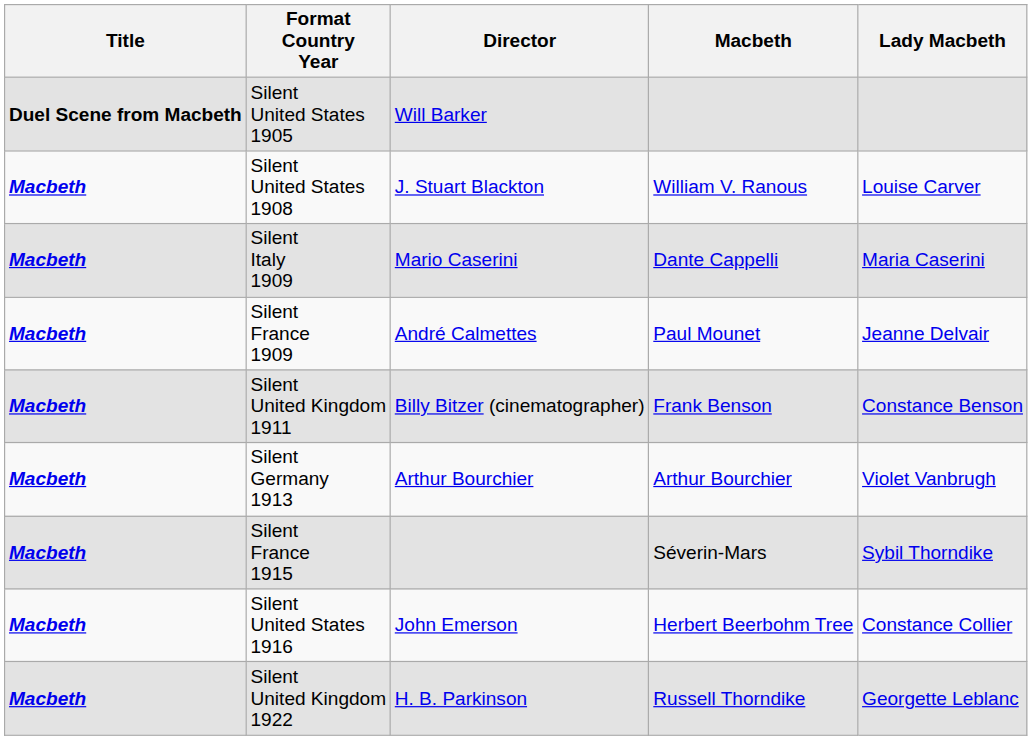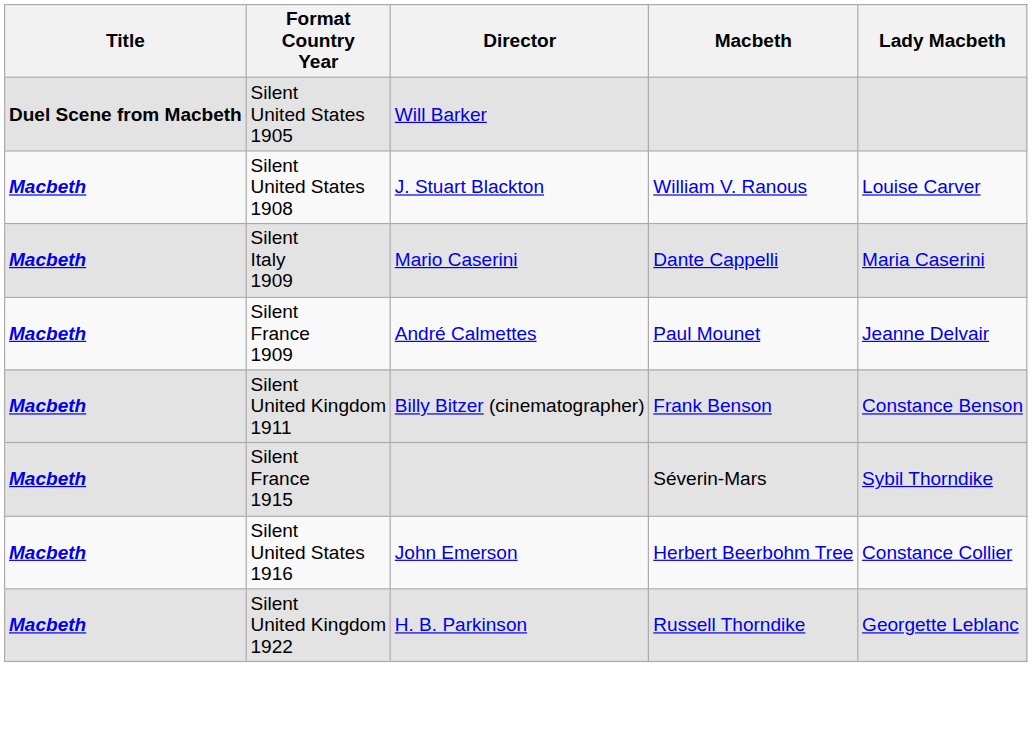- row: (290, 479)
